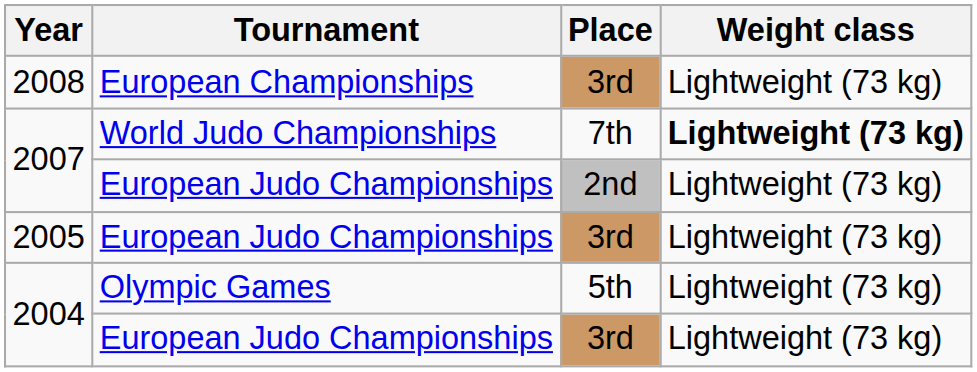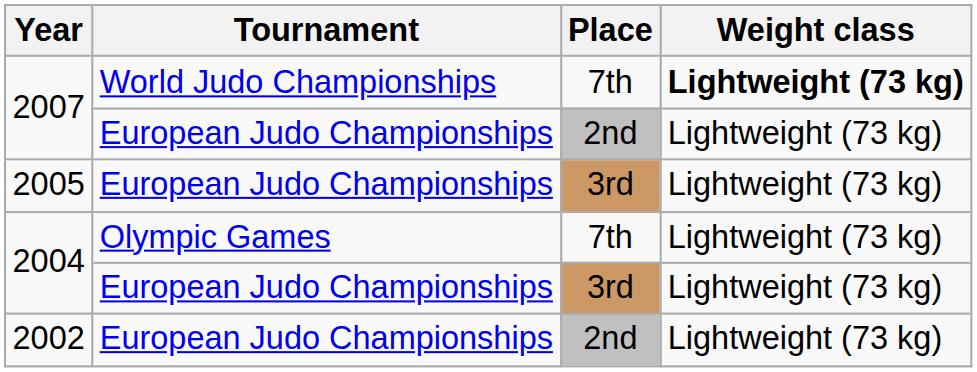- row: (49, 81)
(610, 287) 5th -> (610, 236) 7th
+ row: (49, 339)
